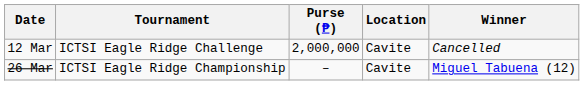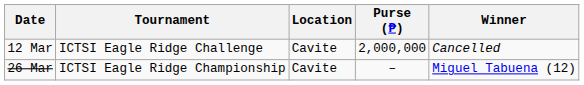columns swapped: (396, 22) <-> (326, 22)
